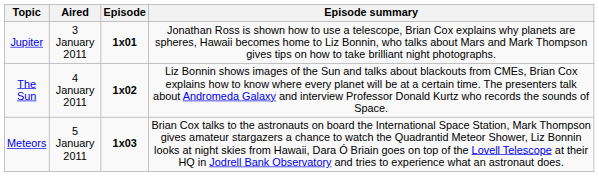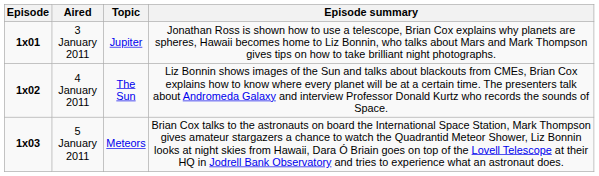columns swapped: (125, 13) <-> (27, 13)
